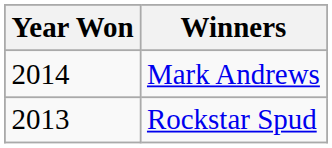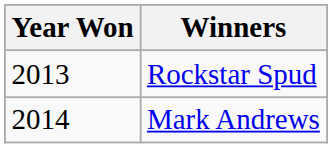rows swapped: (232, 119) <-> (233, 73)
